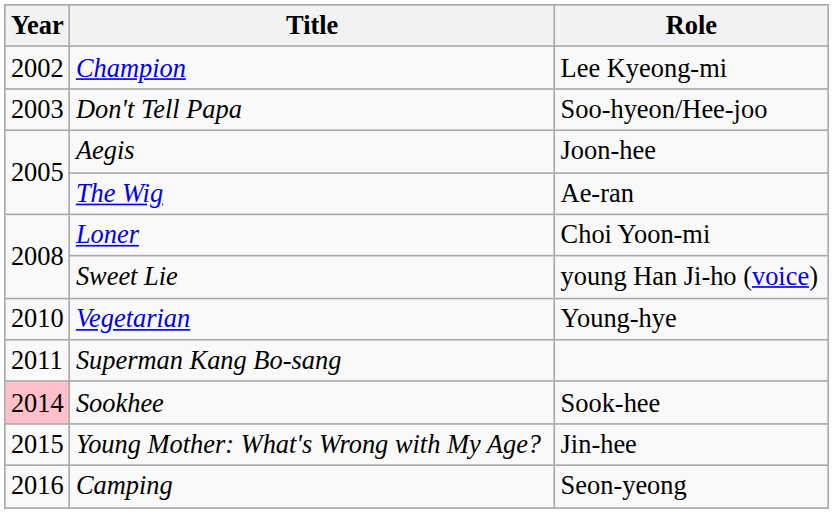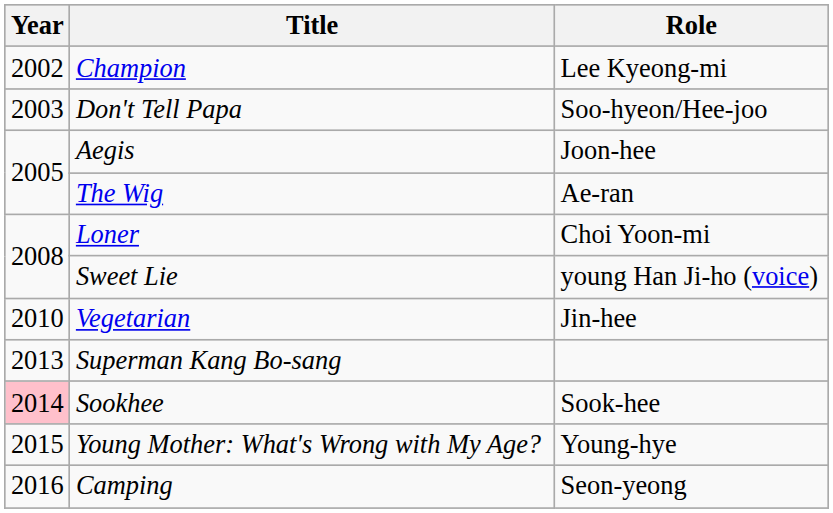(619, 318) Young-hye -> (599, 318) Jin-hee
(37, 360) 2011 -> (37, 360) 2013
(599, 444) Jin-hee -> (619, 444) Young-hye
